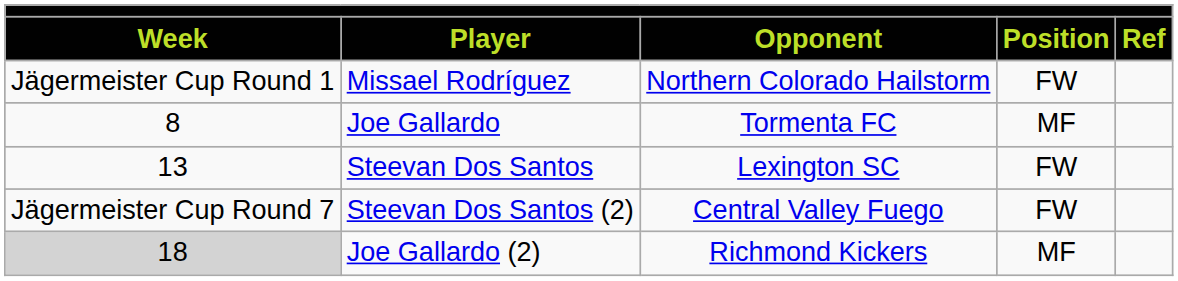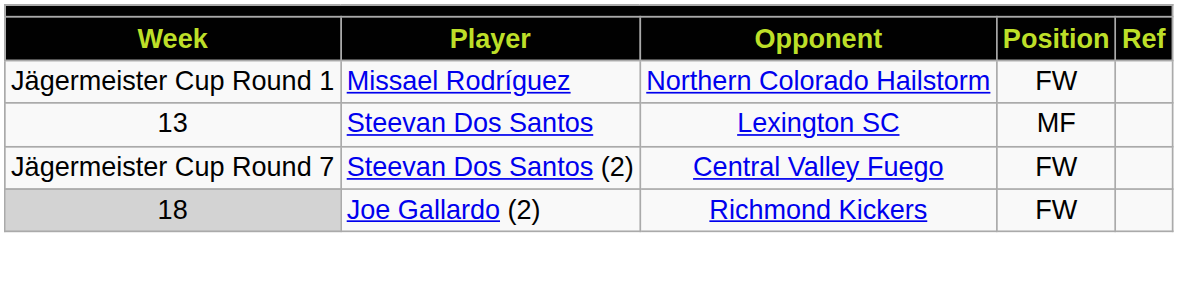- row: (423, 124)
(1056, 167) FW -> (1056, 124) MF
(1056, 252) MF -> (1056, 209) FW
